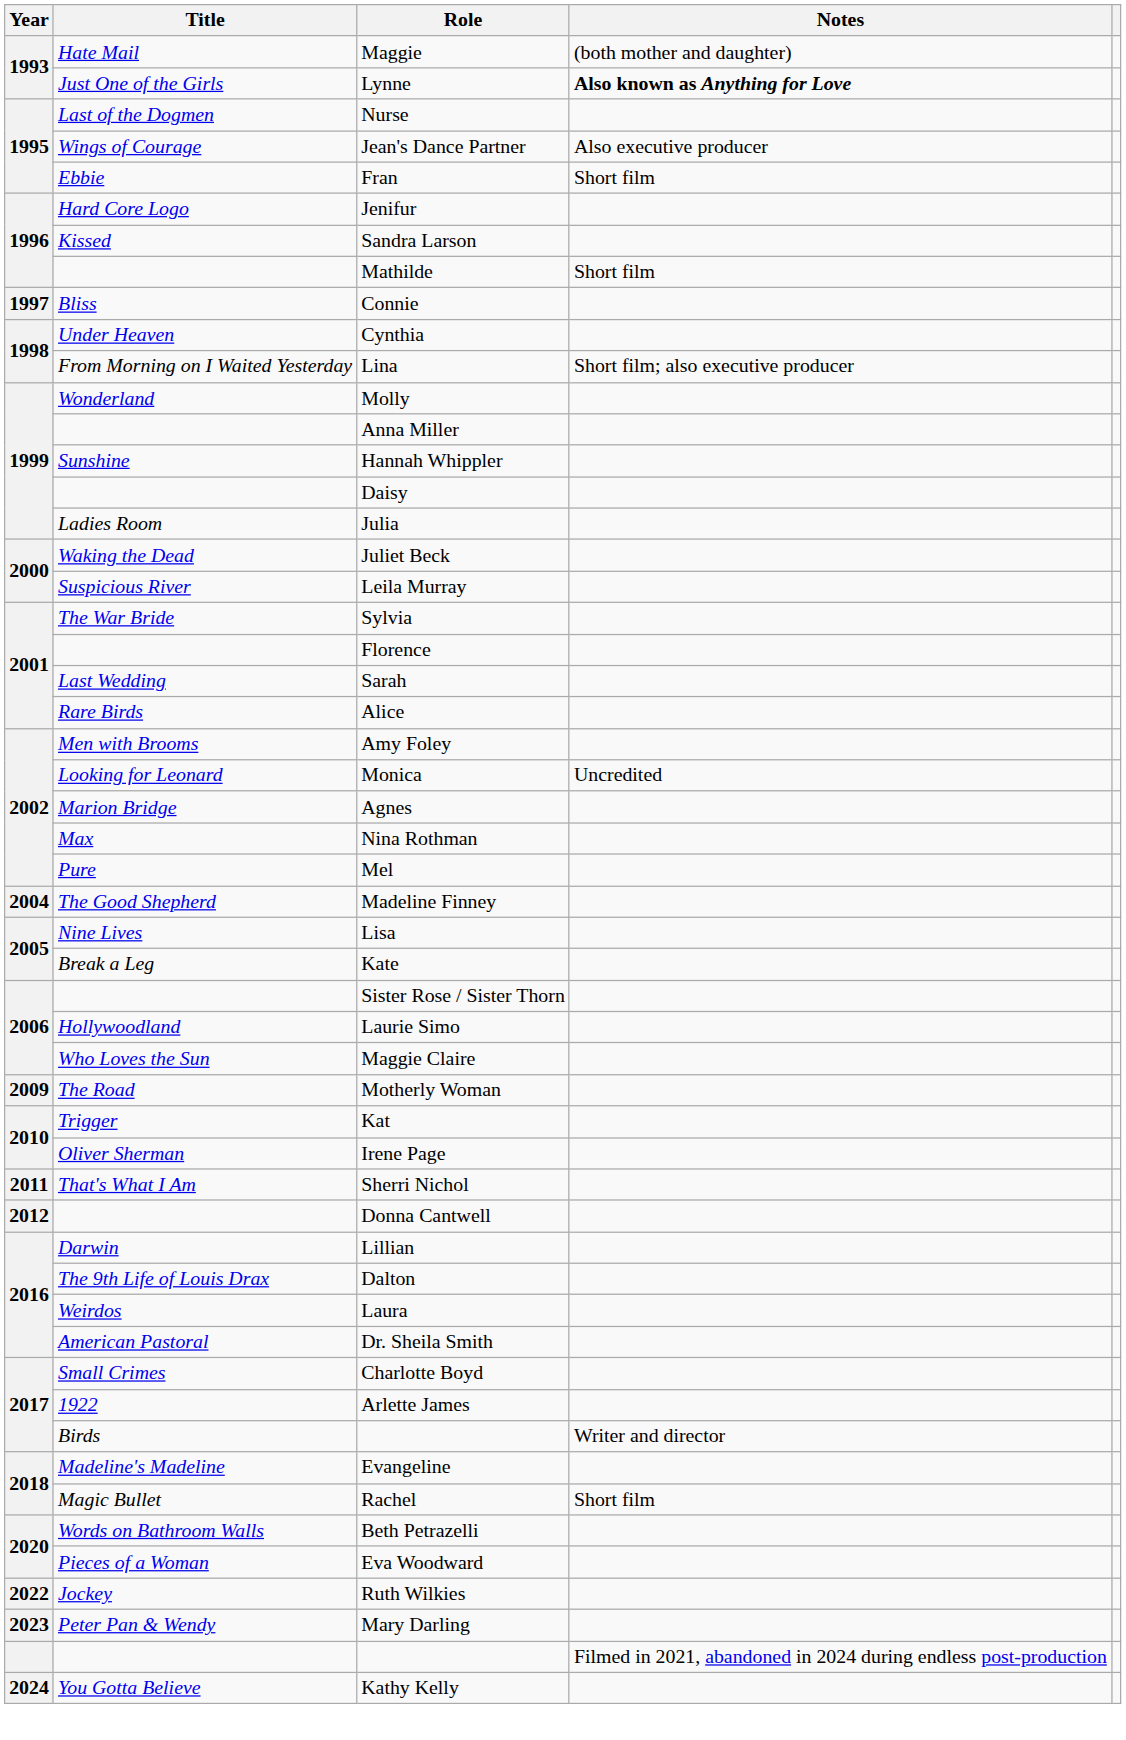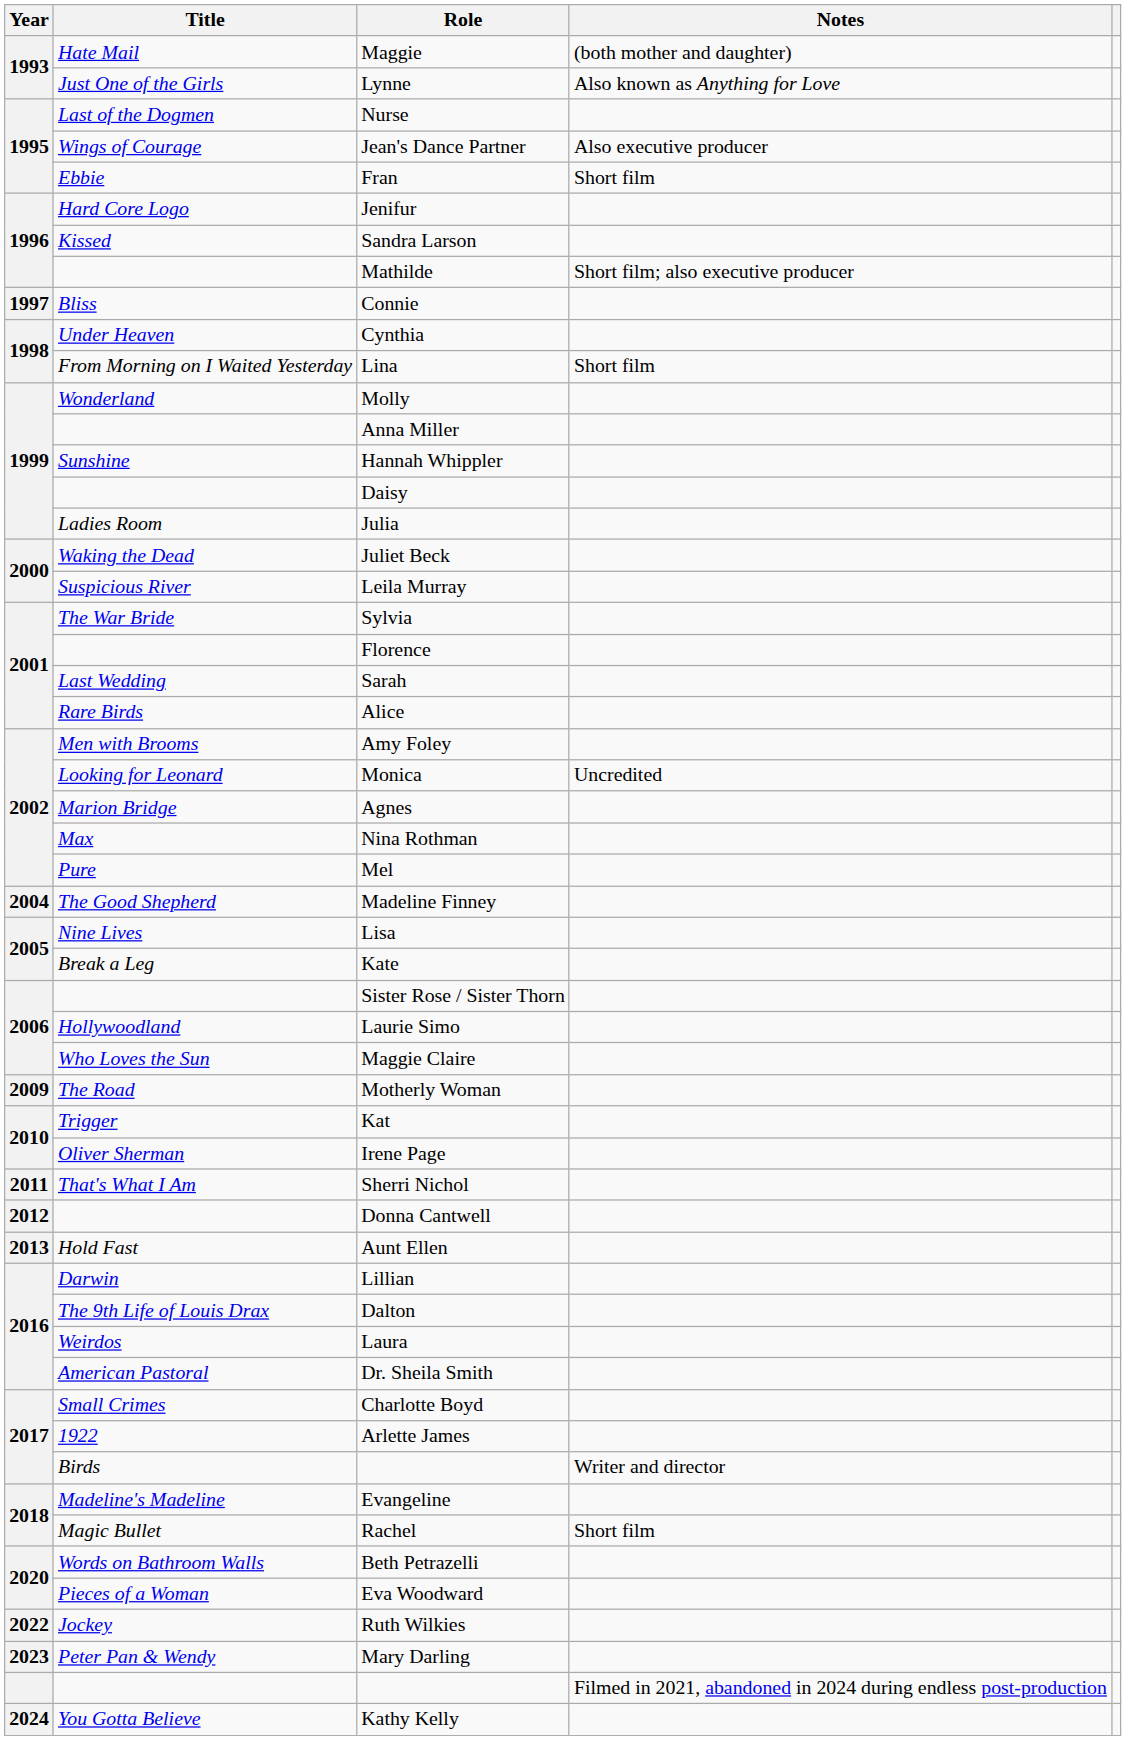(713, 83) bold -> (707, 83) normal
(614, 271) Short film -> (714, 271) Short film; also executive producer
(714, 366) Short film; also executive producer -> (614, 366) Short film
+ row: (98, 1247)
